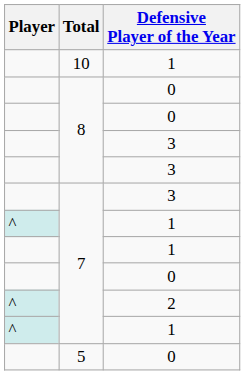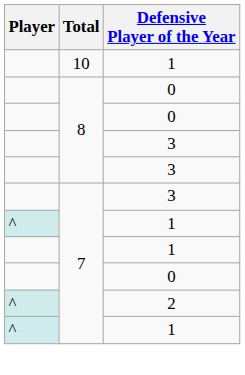- row: (81, 356)
